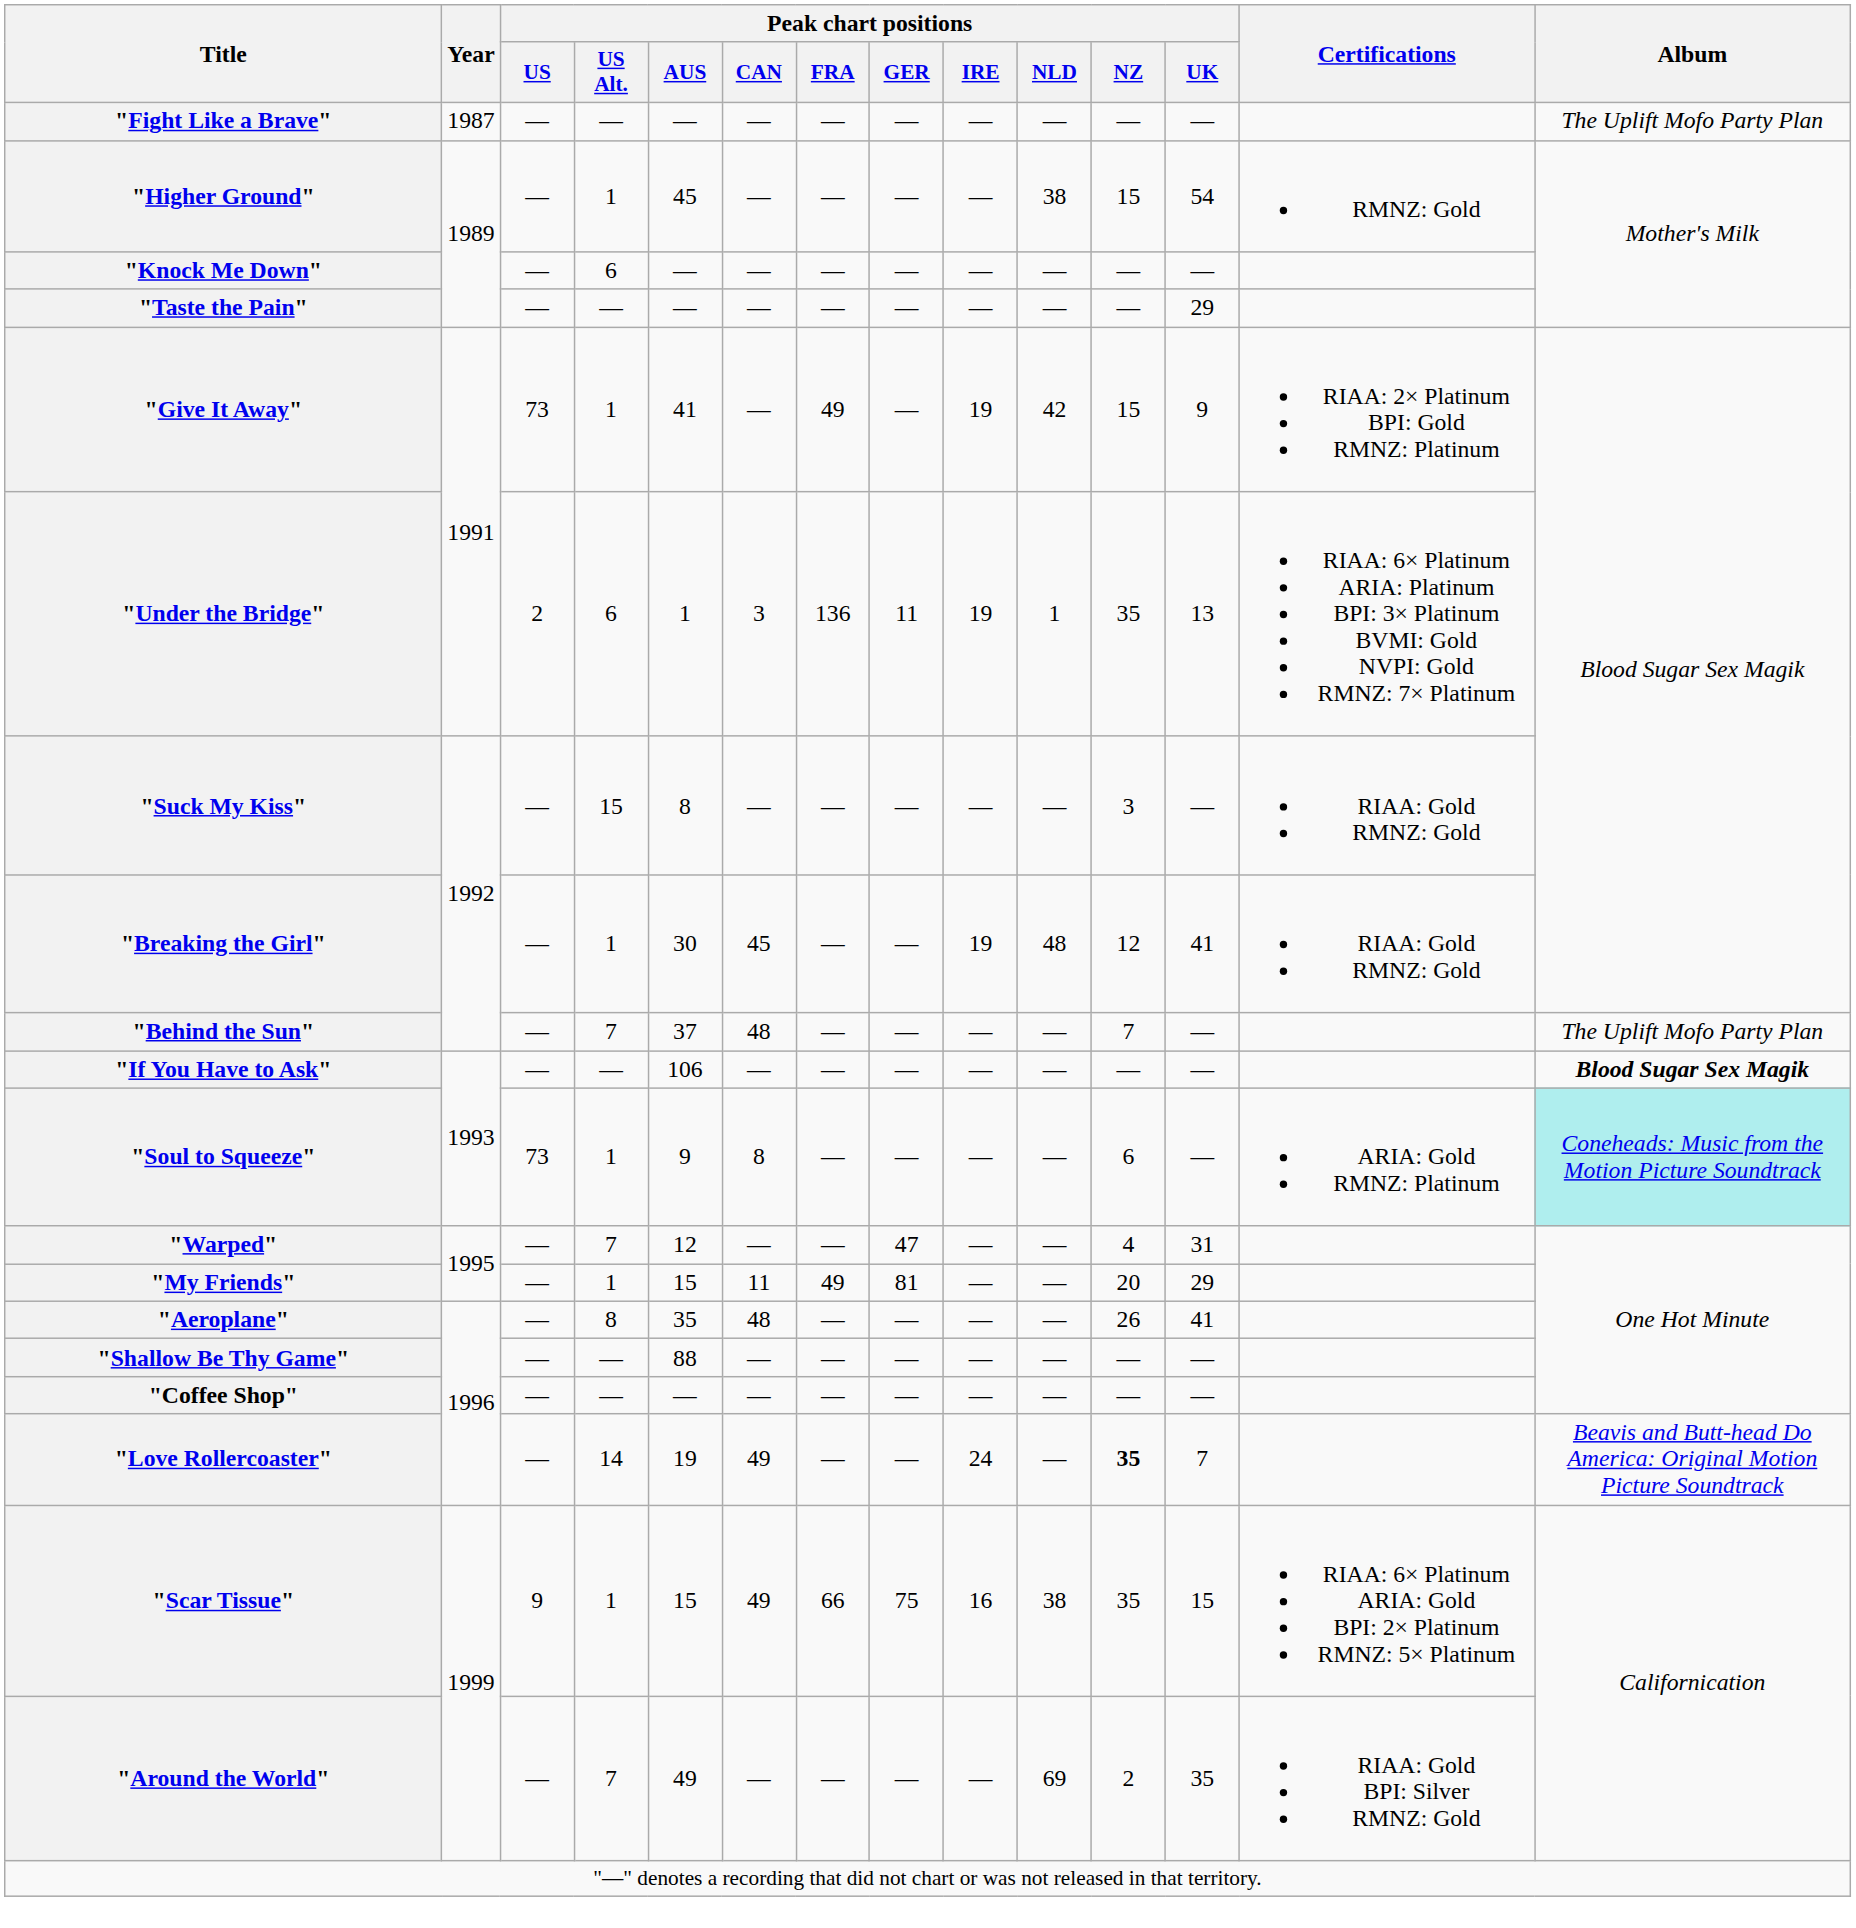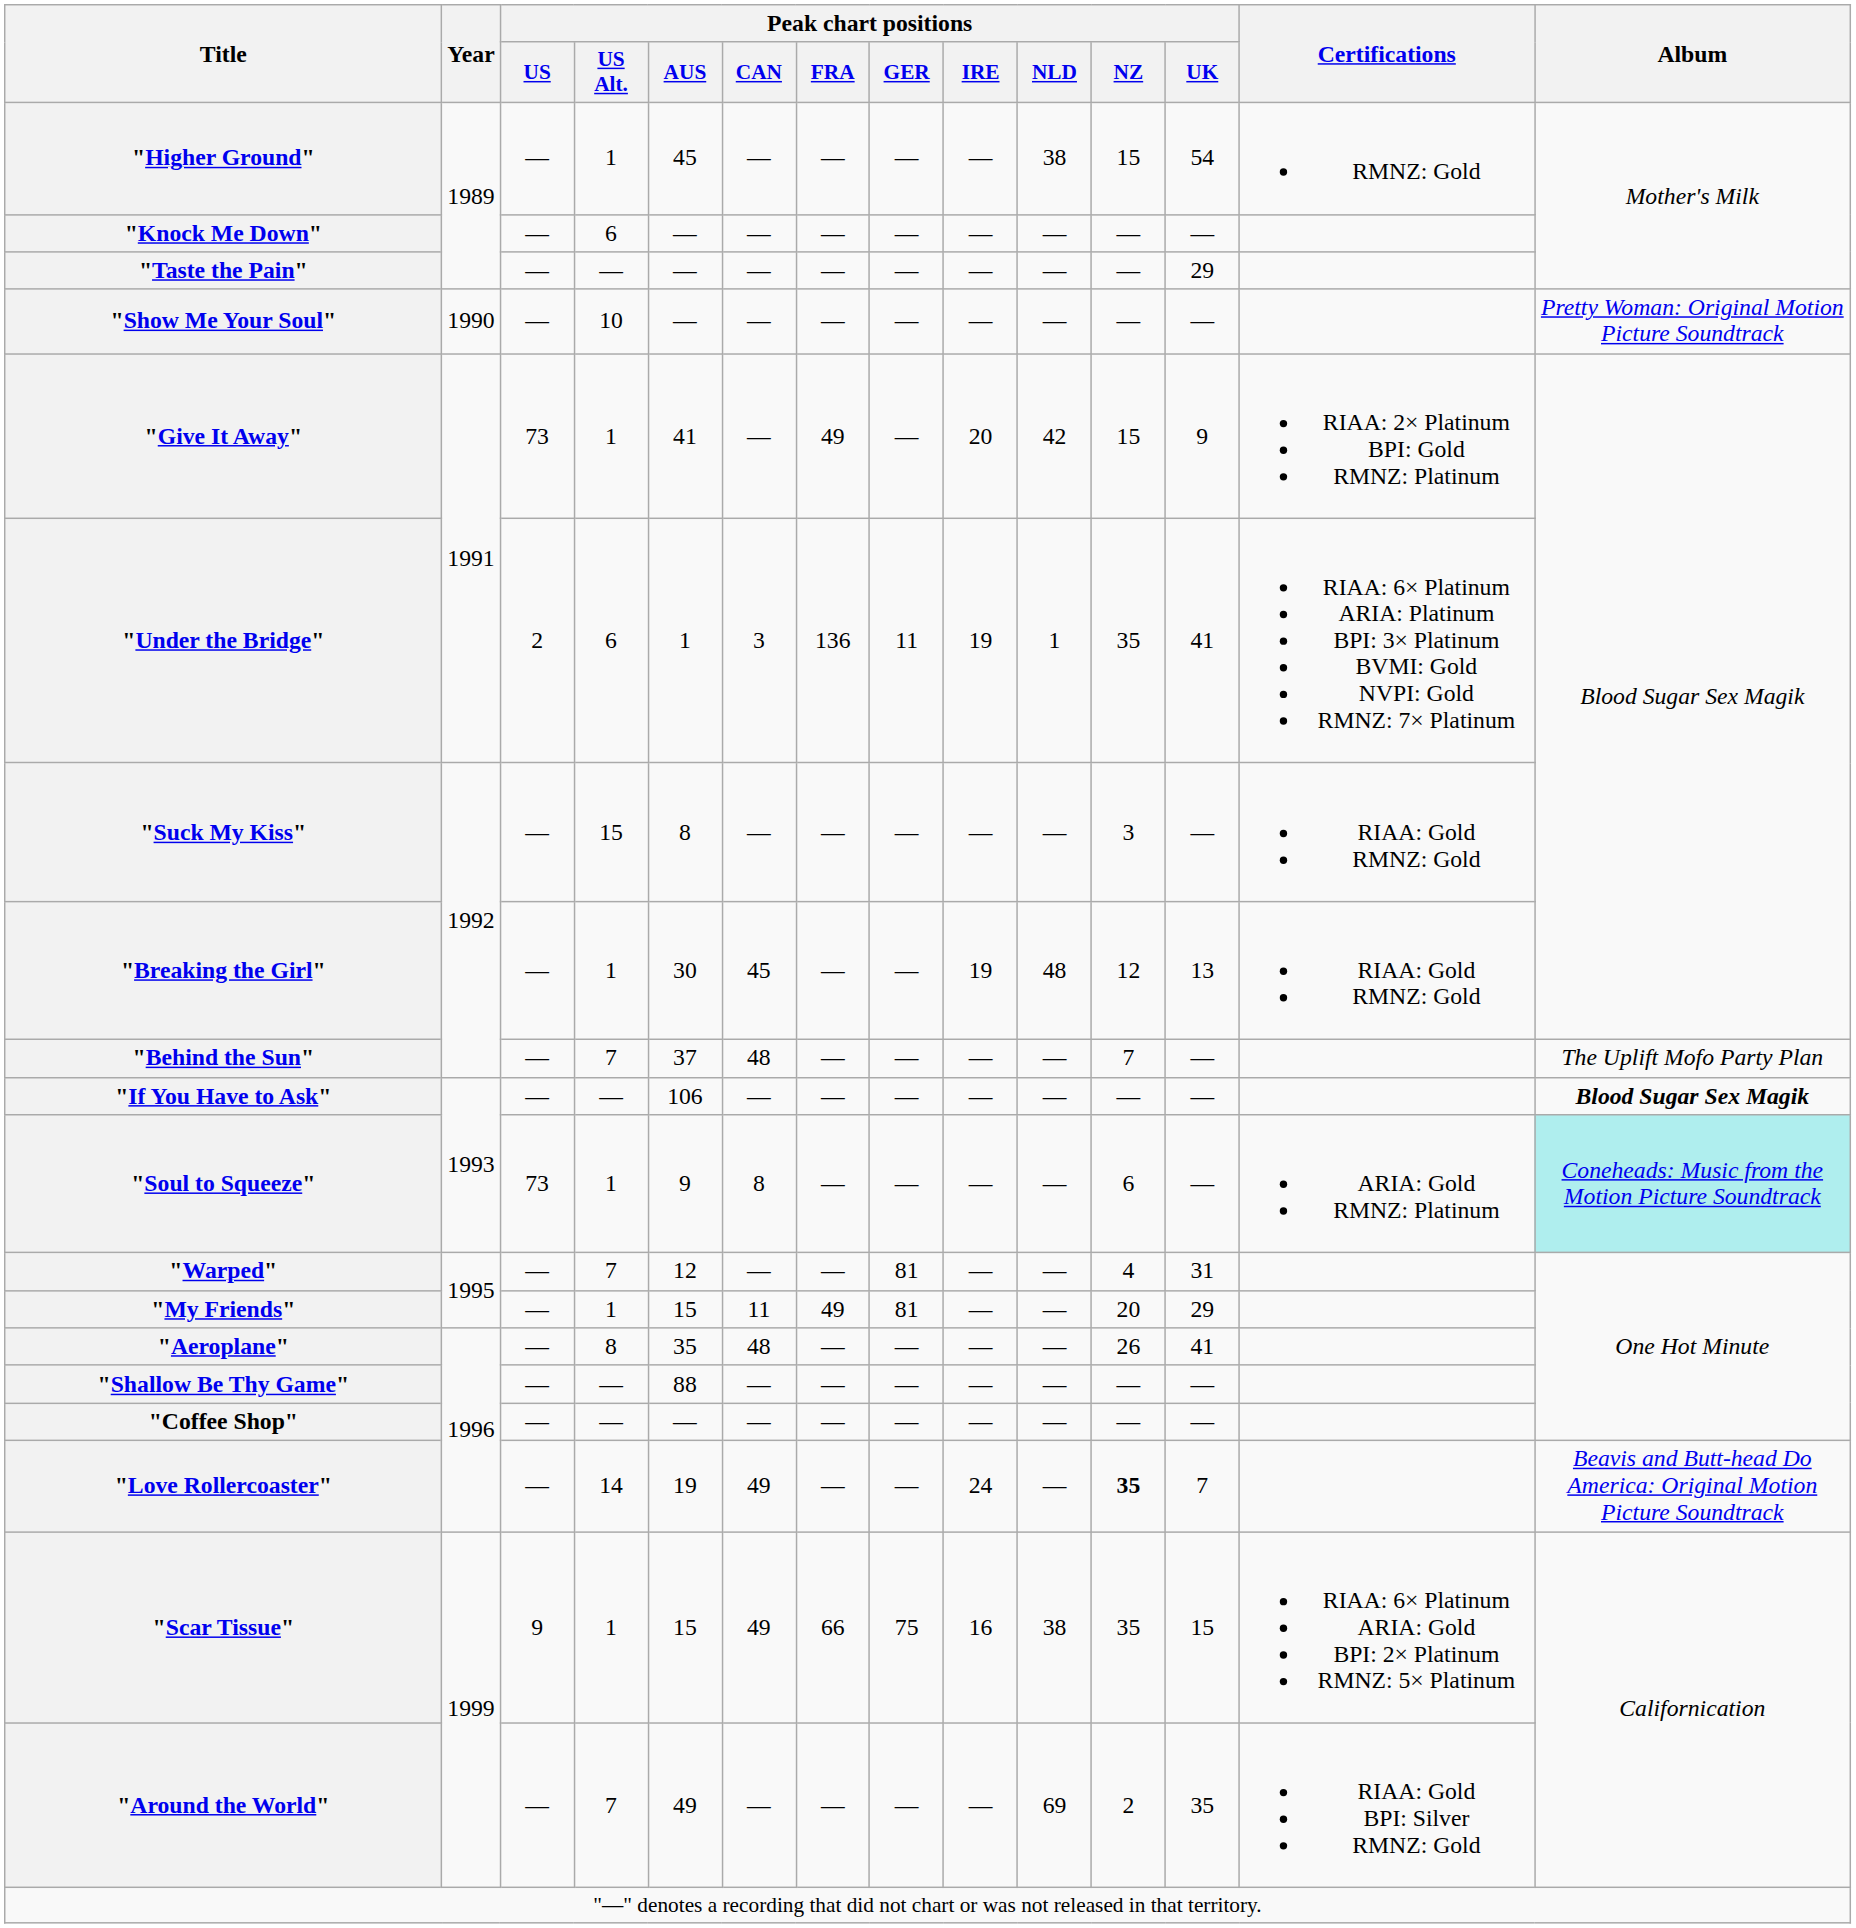- row: (223, 121)
+ row: (223, 321)
(981, 409) 19 -> (981, 435) 20
(1202, 613) 13 -> (1202, 640) 41
(1202, 943) 41 -> (1202, 970) 13
(907, 1244) 47 -> (907, 1271) 81
